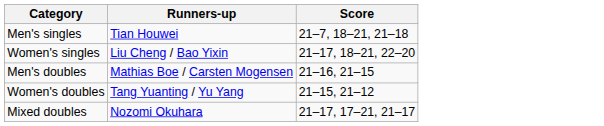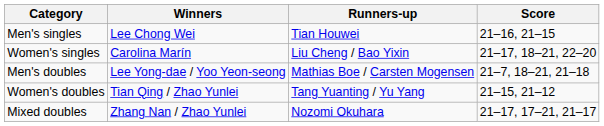+ column: (198, 14)
(354, 33) 21–7, 18–21, 21–18 -> (518, 33) 21–16, 21–15
(336, 72) 21–16, 21–15 -> (535, 72) 21–7, 18–21, 21–18
